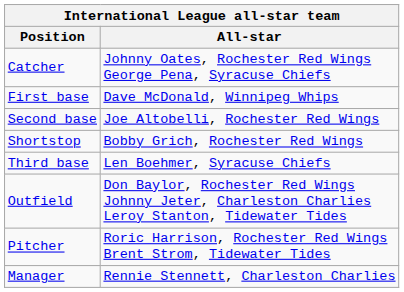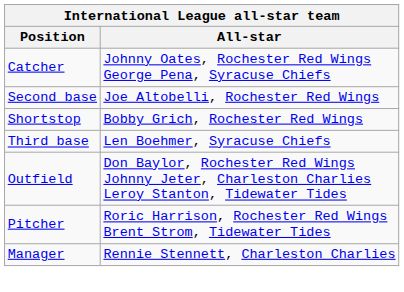- row: (48, 97)
